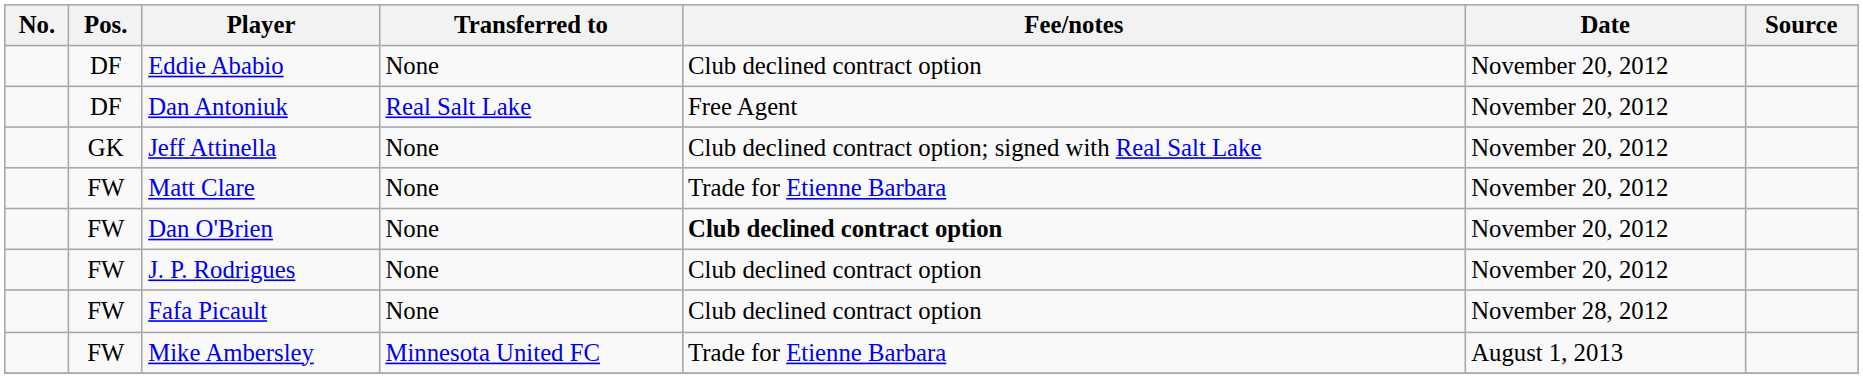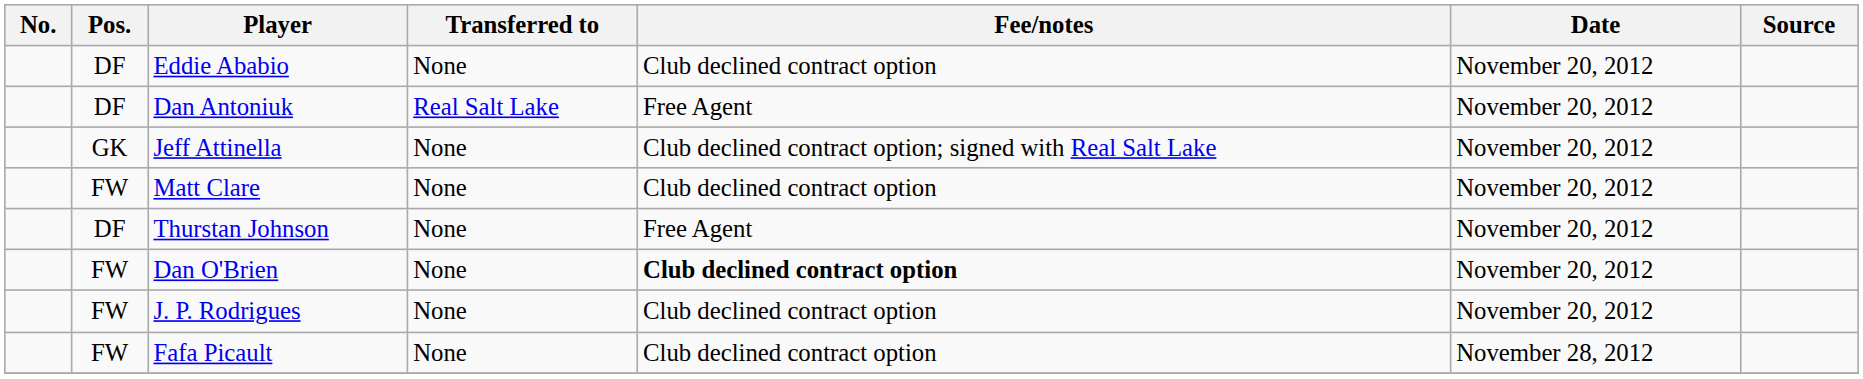(817, 188) Trade for Etienne Barbara -> (790, 188) Club declined contract option
+ row: (241, 229)
- row: (231, 351)
